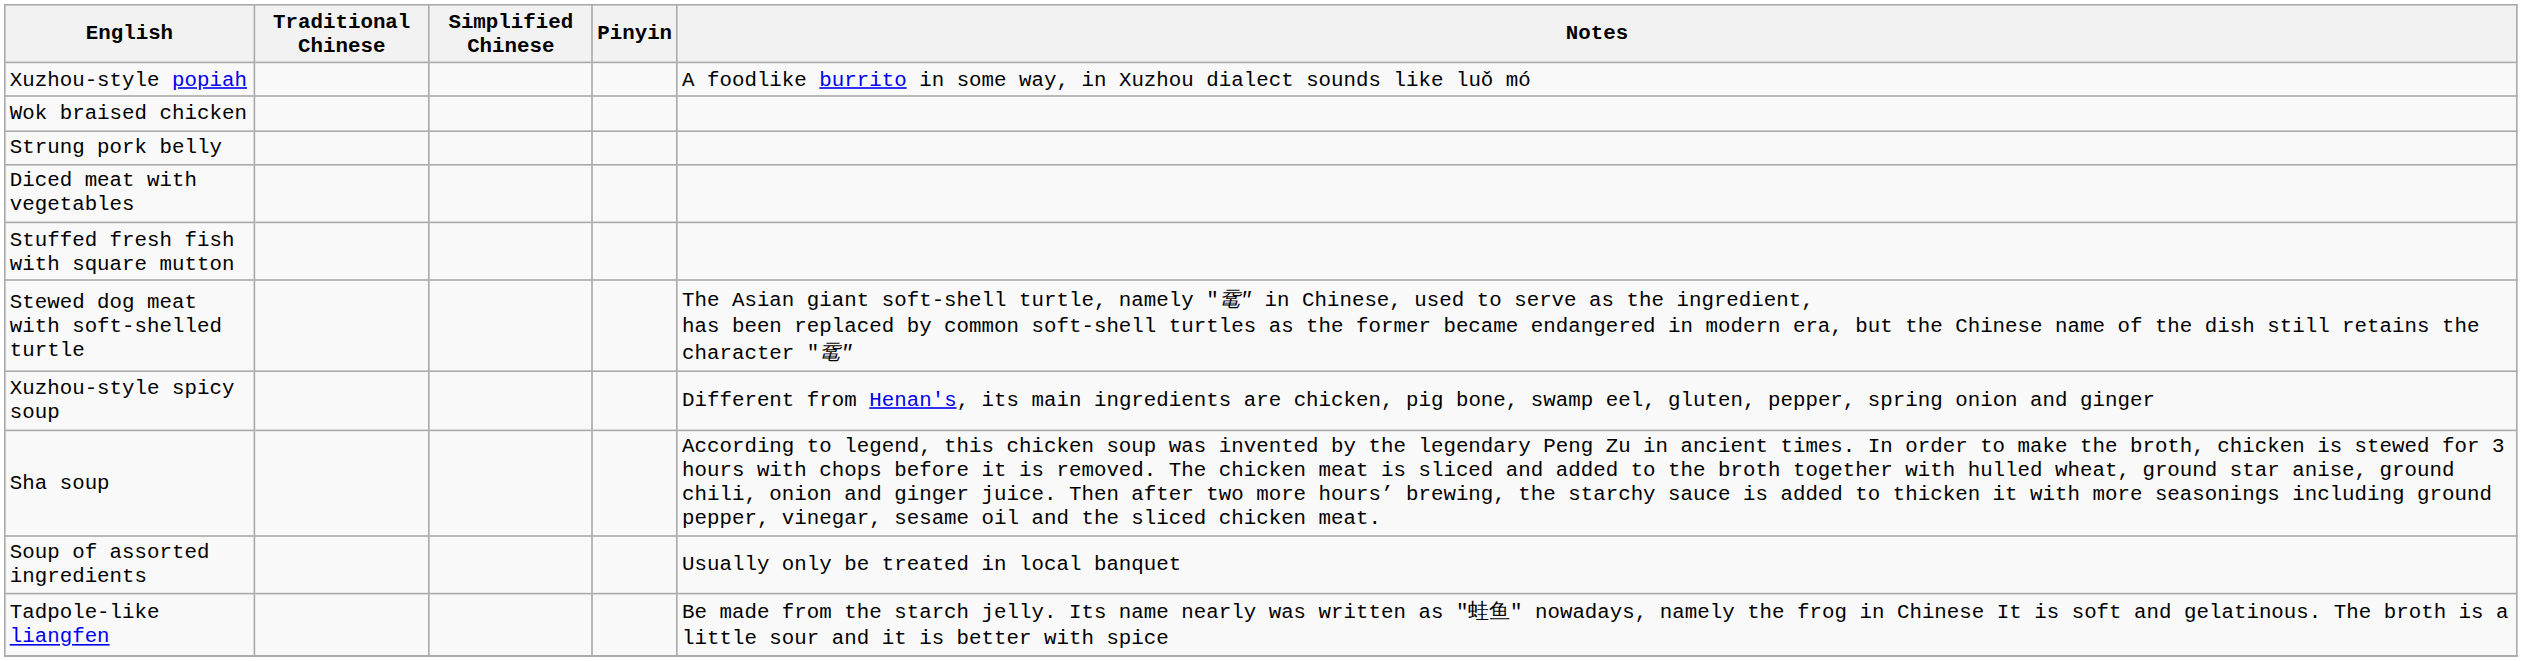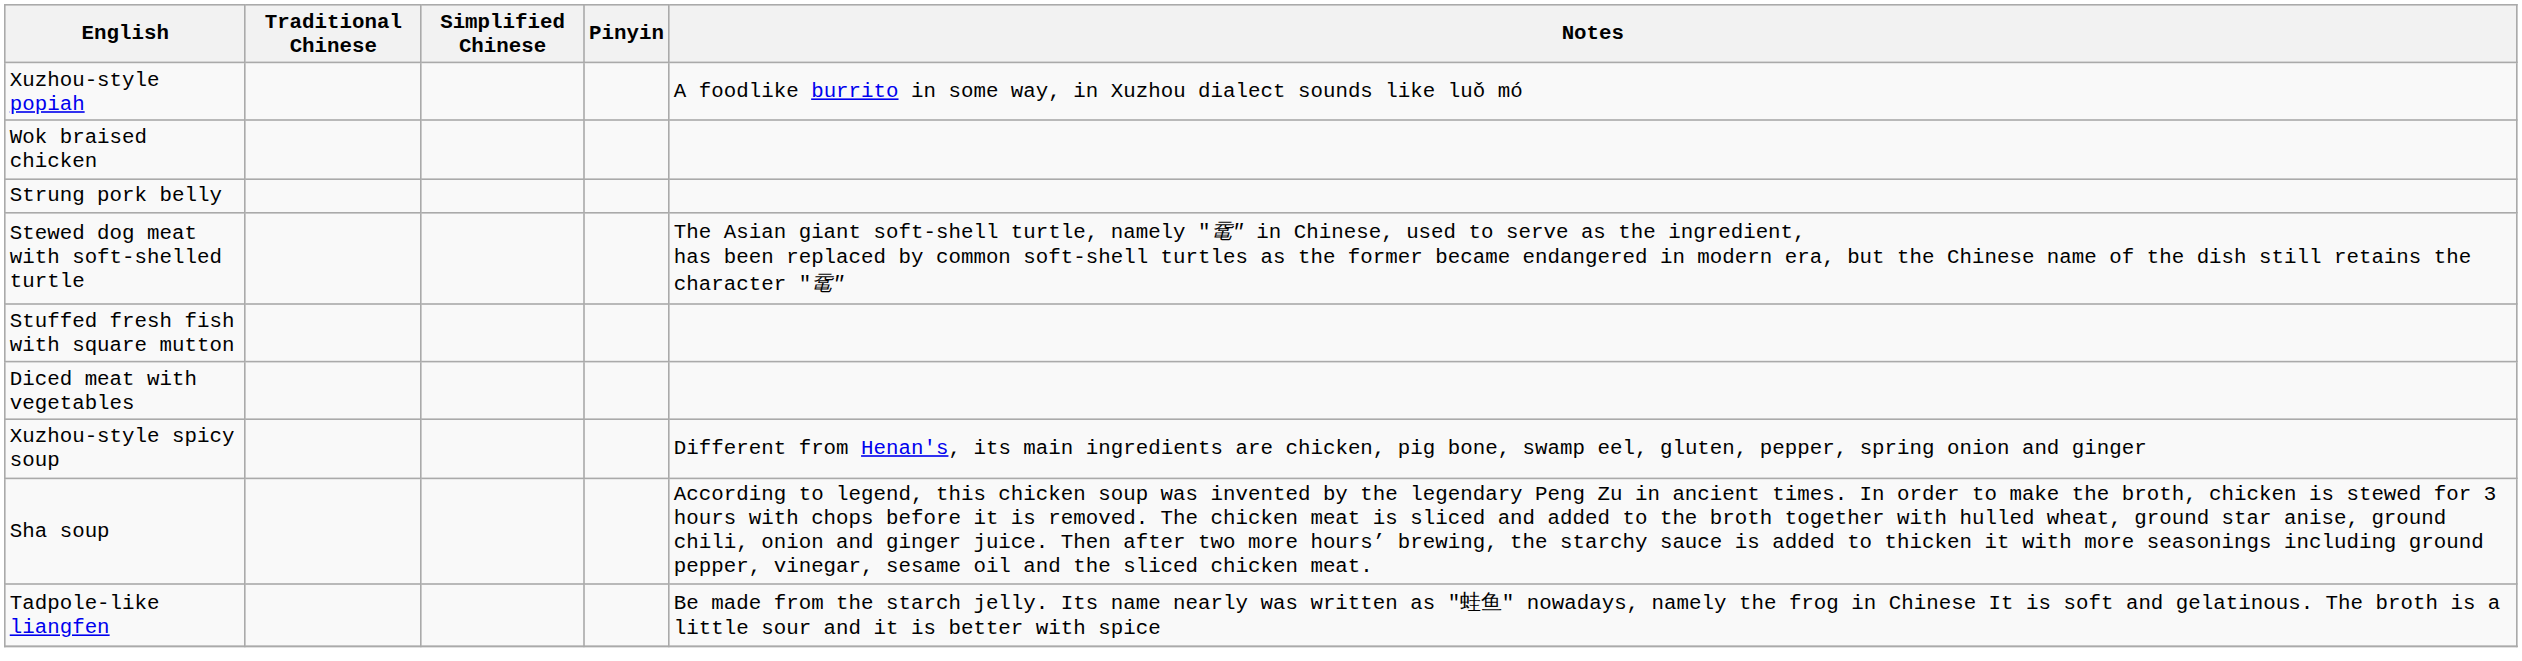rows swapped: (103, 193) <-> (116, 326)
- row: (110, 564)
